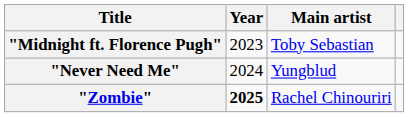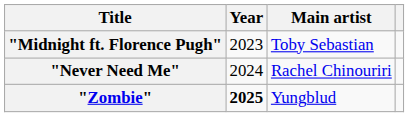(304, 71) Yungblud -> (331, 71) Rachel Chinouriri
(331, 97) Rachel Chinouriri -> (304, 97) Yungblud
